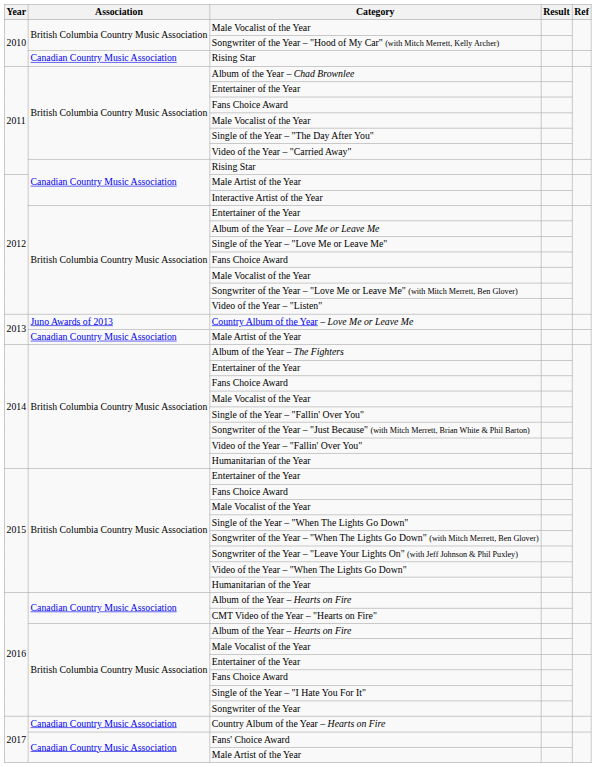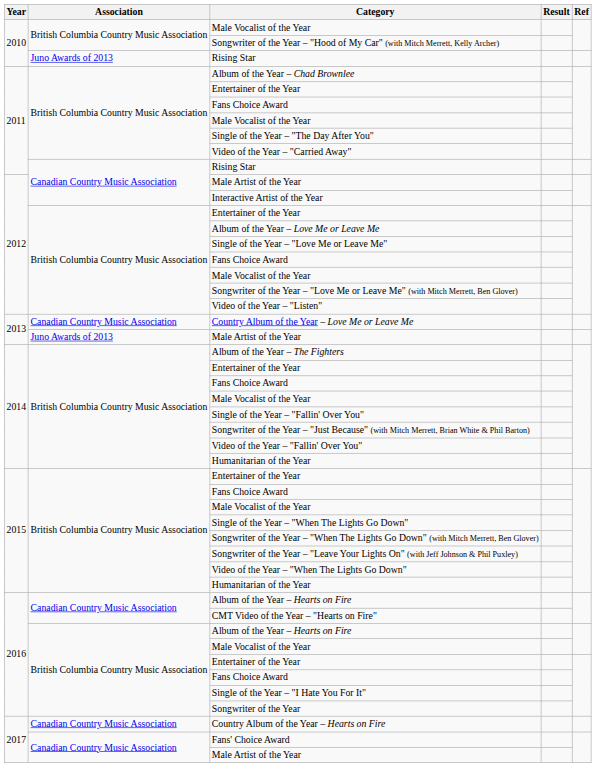(104, 58) Canadian Country Music Association -> (72, 58) Juno Awards of 2013
(72, 321) Juno Awards of 2013 -> (104, 321) Canadian Country Music Association
(104, 337) Canadian Country Music Association -> (72, 337) Juno Awards of 2013
